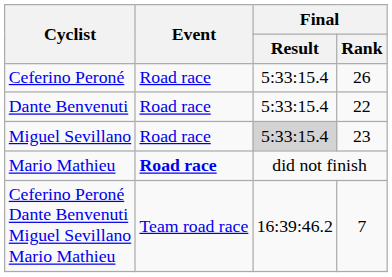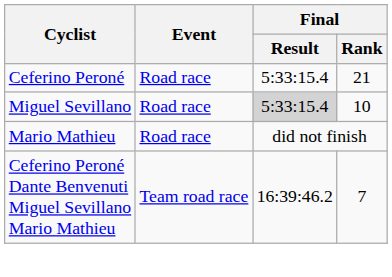(362, 77) 26 -> (362, 77) 21
- row: (68, 107)
(362, 136) 23 -> (362, 107) 10
(178, 165) bold -> (175, 136) normal
